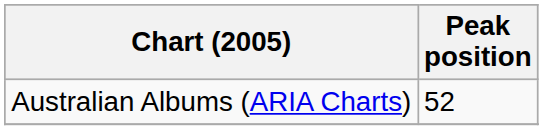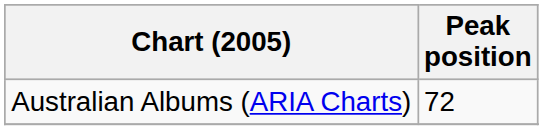(439, 101) 52 -> (439, 101) 72
